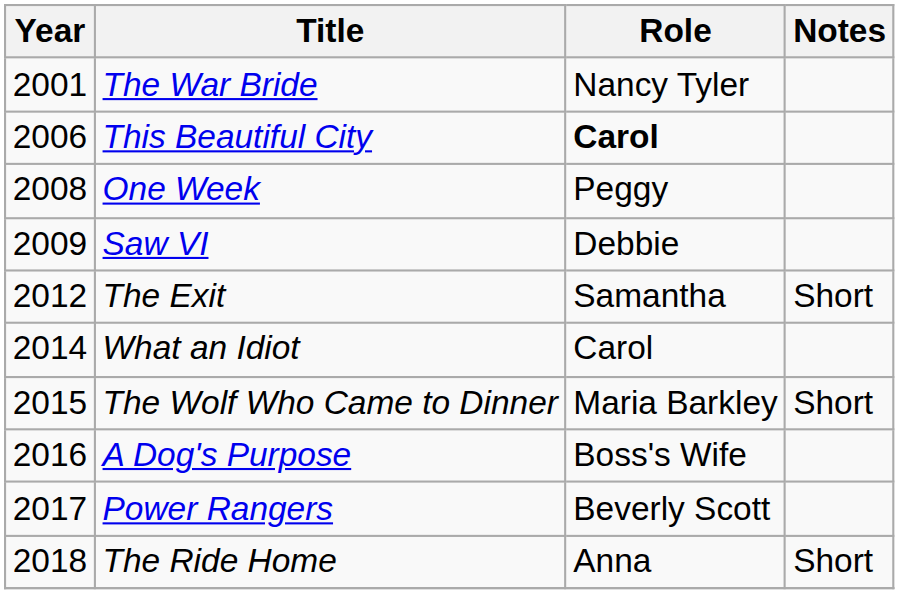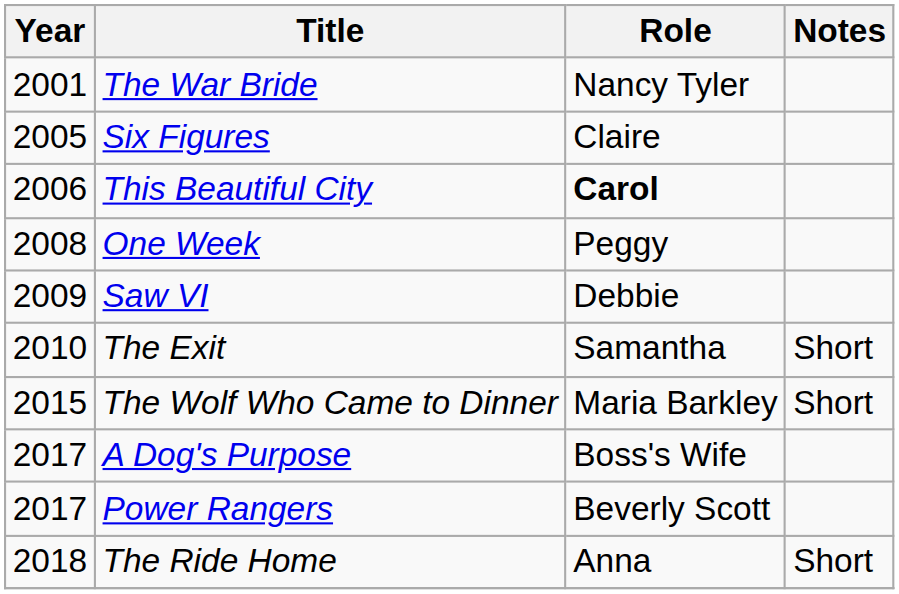+ row: (186, 137)
(50, 296) 2012 -> (50, 349) 2010
- row: (201, 349)
(50, 455) 2016 -> (50, 455) 2017
